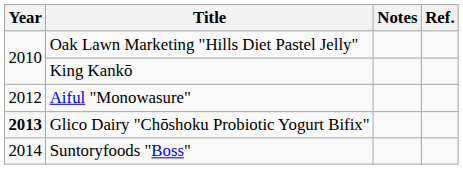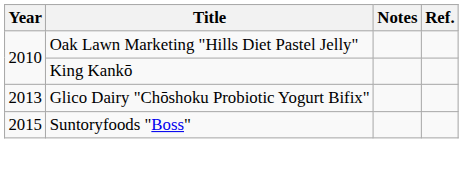- row: (120, 97)
(25, 124) bold -> (25, 97) normal
(25, 151) 2014 -> (25, 124) 2015
